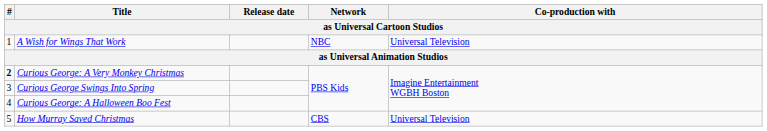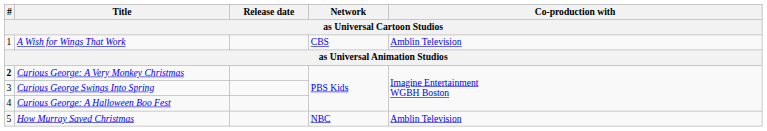(321, 42) NBC -> (320, 42) CBS
(430, 42) Universal Television -> (426, 42) Amblin Television
(320, 118) CBS -> (321, 118) NBC
(430, 118) Universal Television -> (426, 118) Amblin Television
